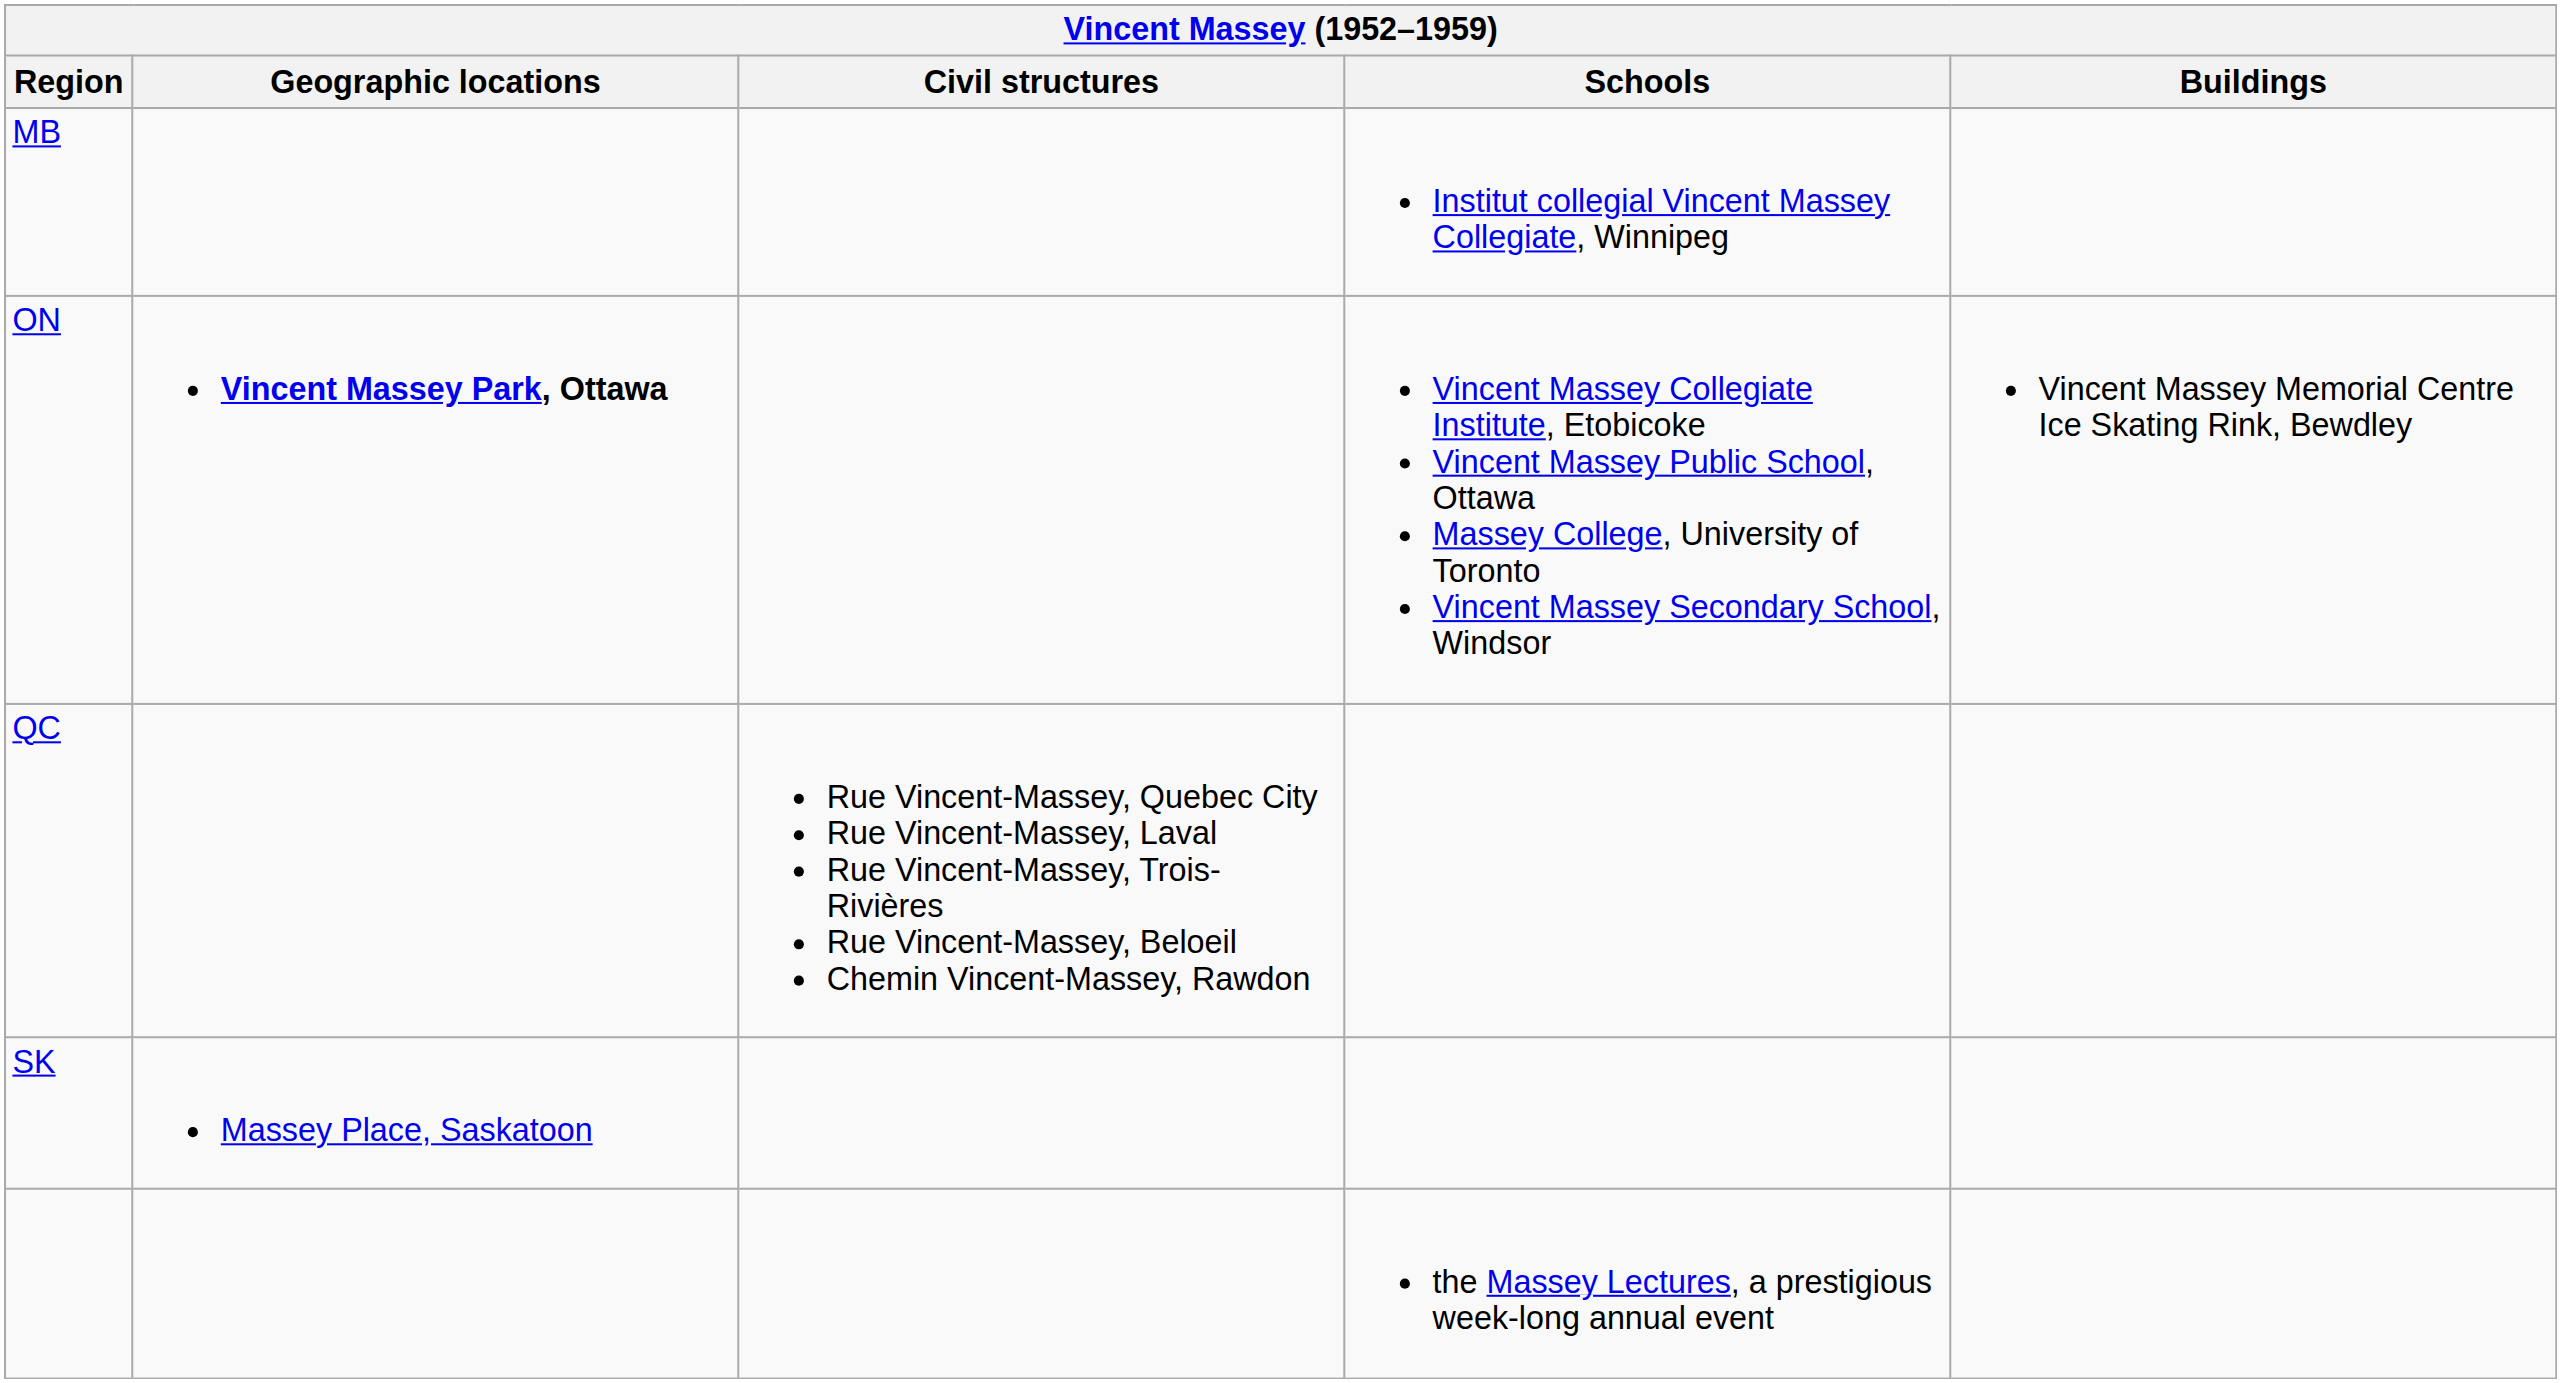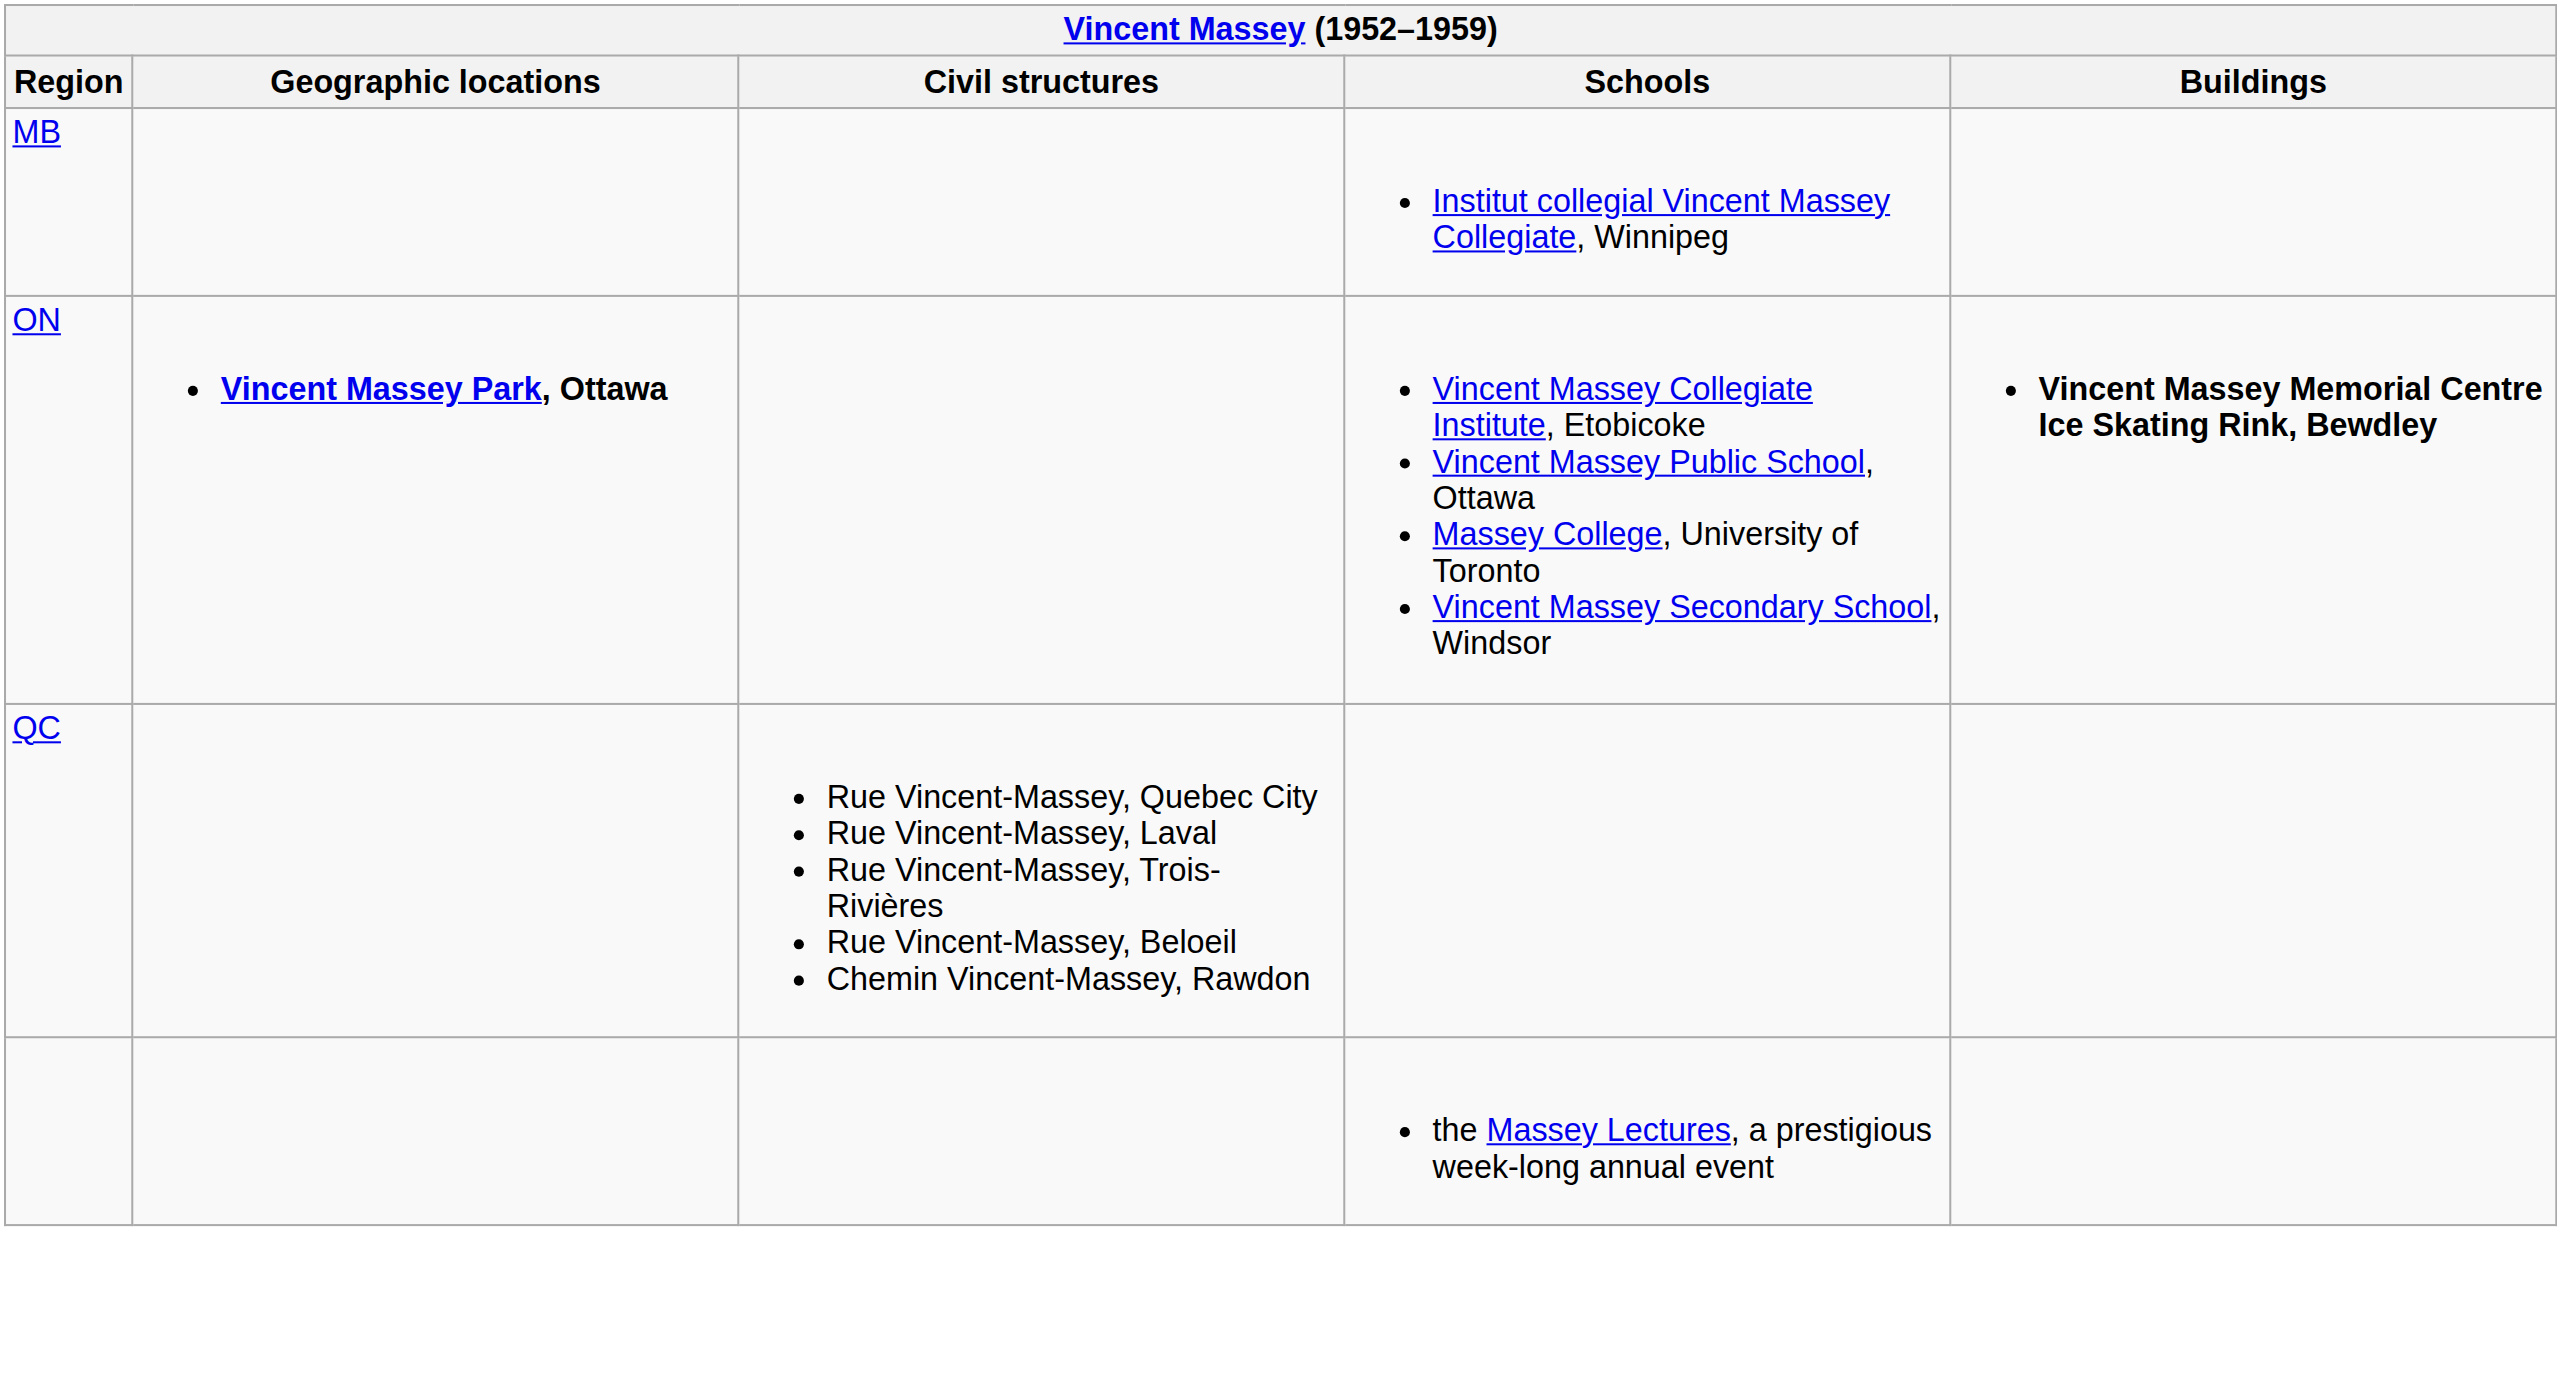(2253, 409) normal -> (2253, 409) bold
- row: (34, 1062)
